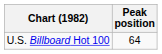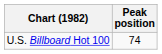(135, 40) 64 -> (135, 40) 74
